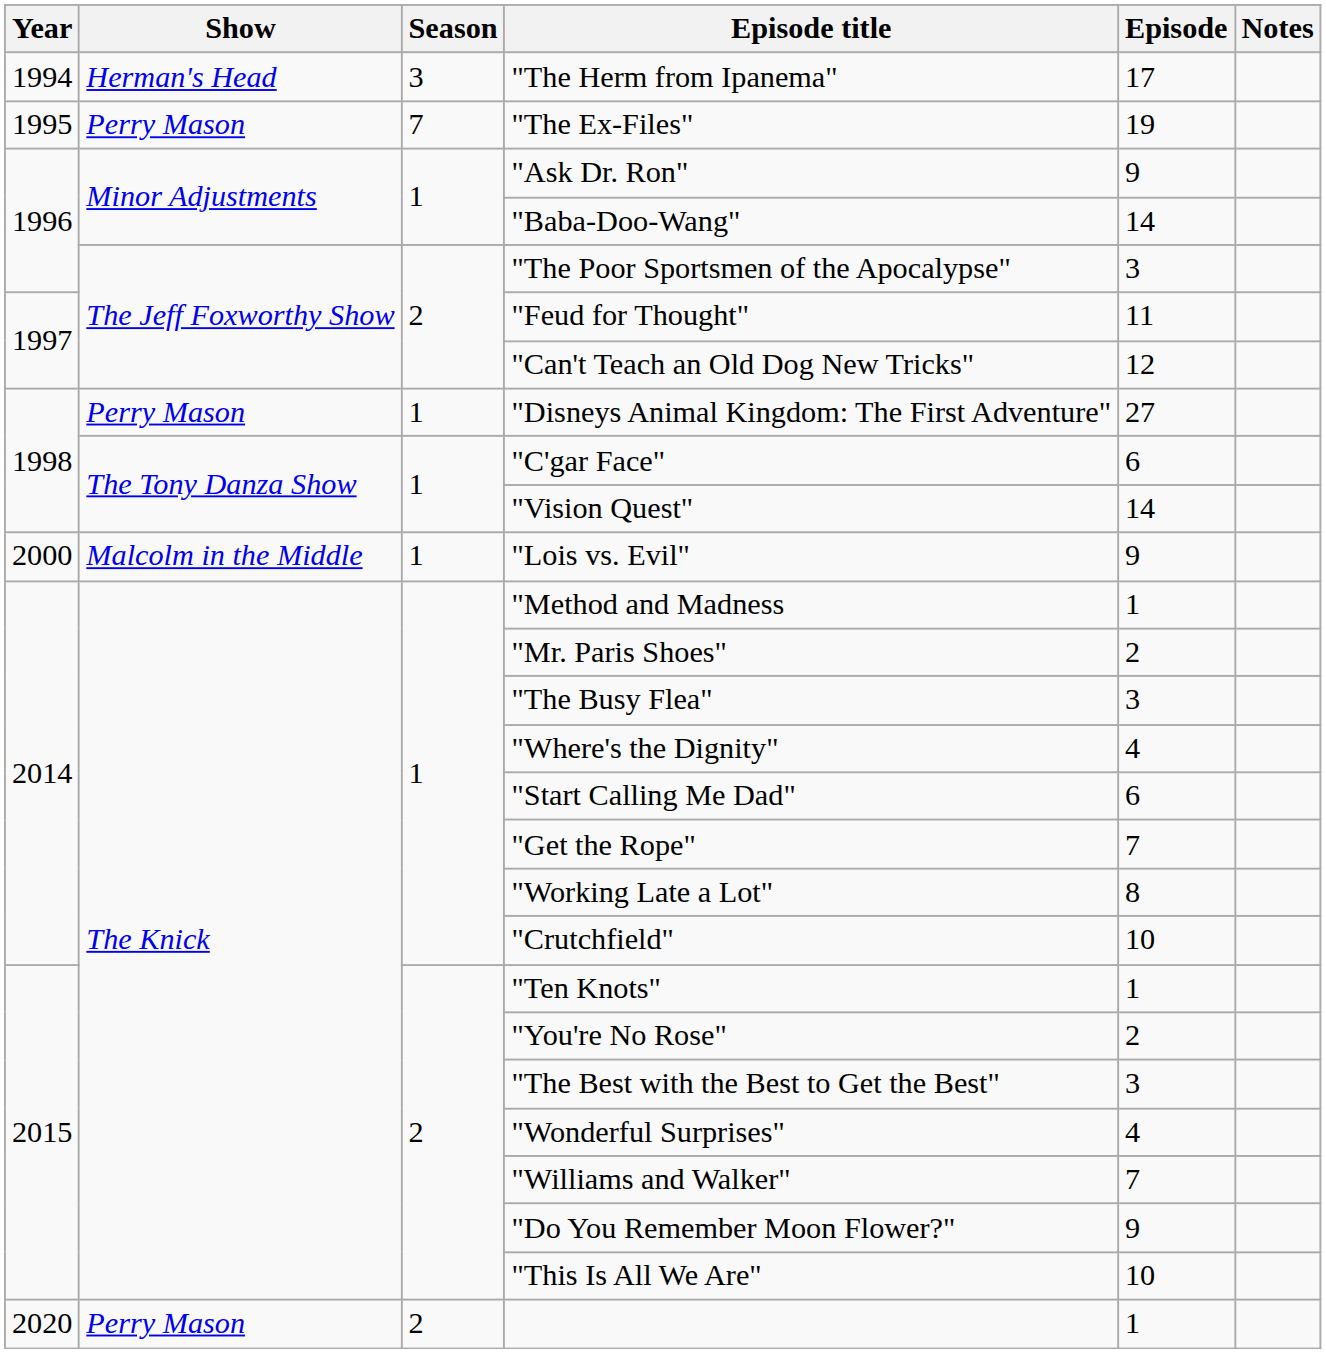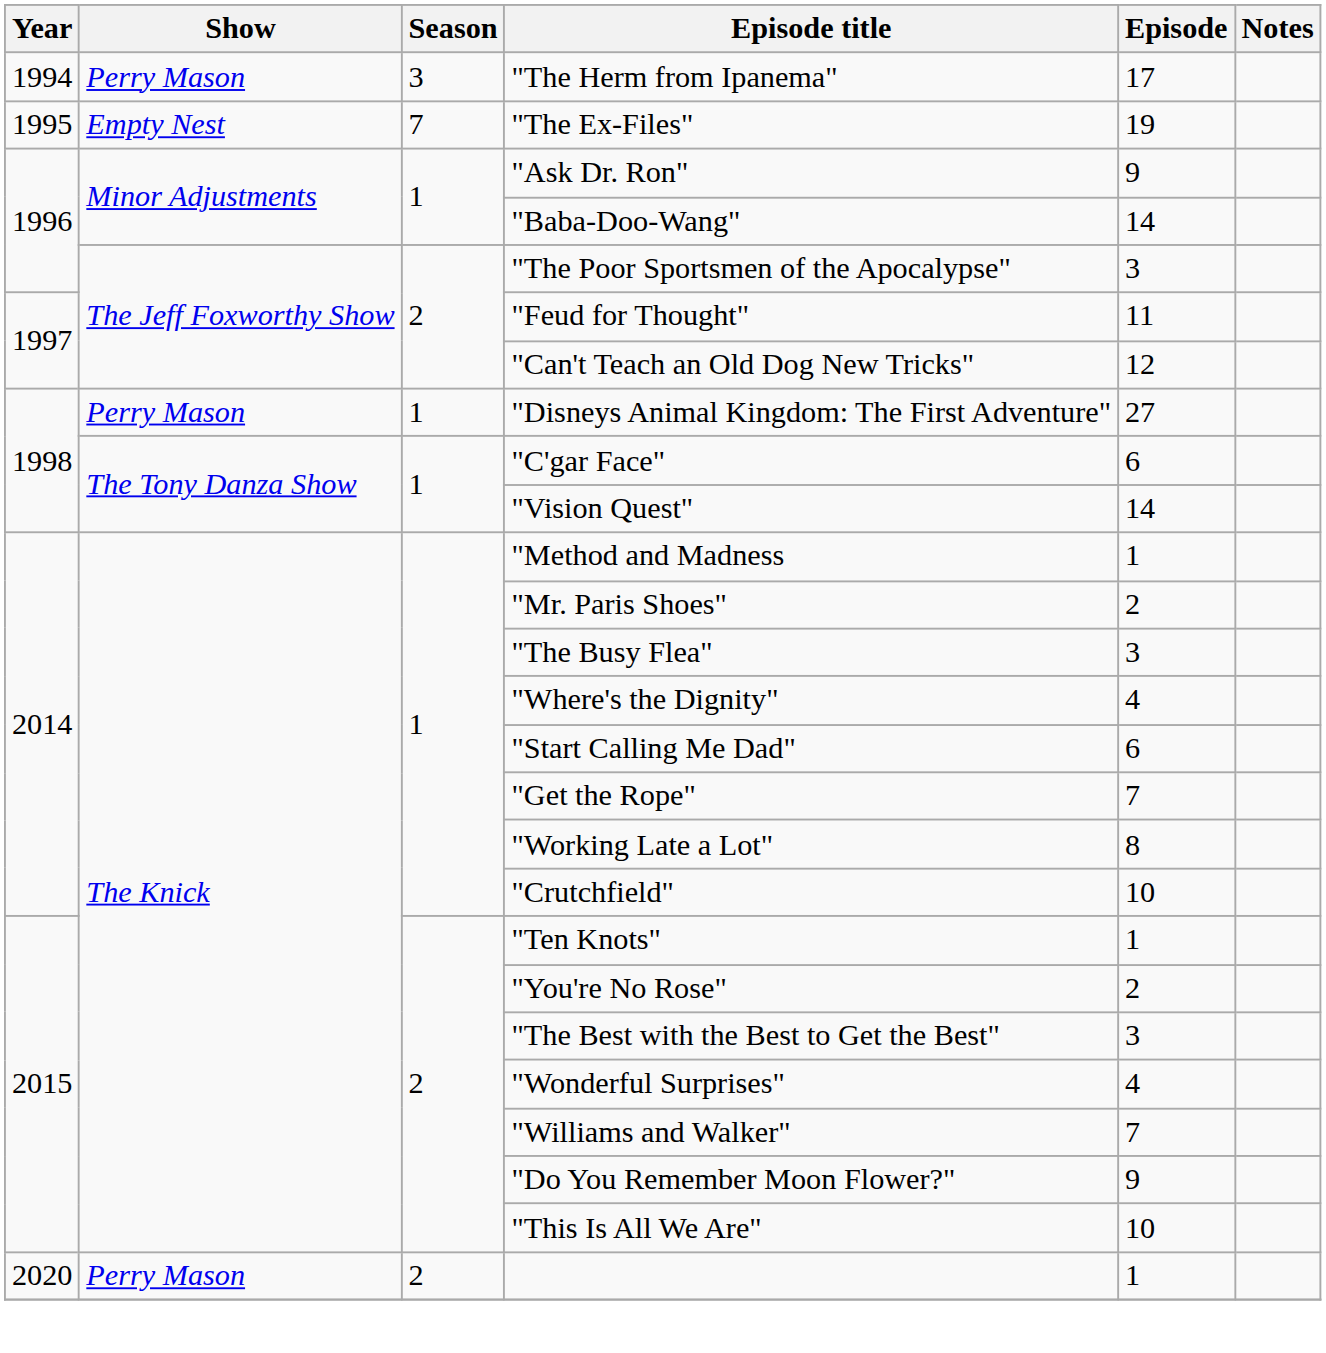(182, 76) Herman's Head -> (166, 76) Perry Mason
(166, 124) Perry Mason -> (156, 124) Empty Nest
- row: (42, 556)
